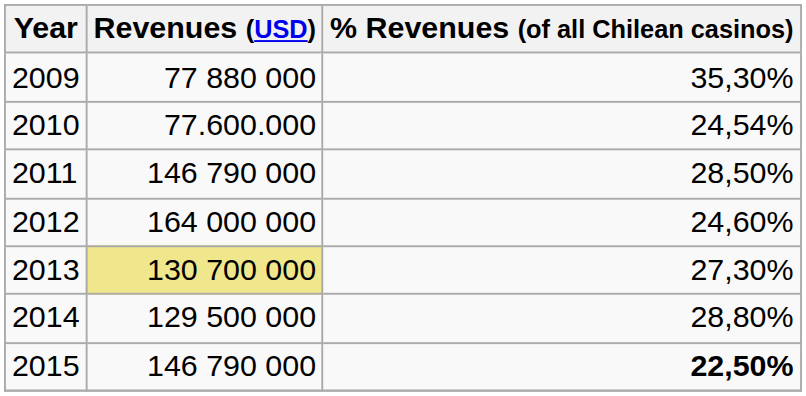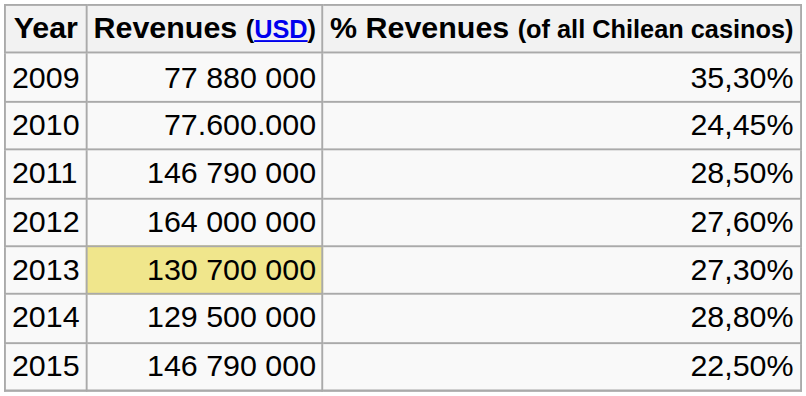(742, 125) 24,54% -> (742, 125) 24,45%
(742, 221) 24,60% -> (742, 221) 27,60%
(742, 366) bold -> (742, 366) normal
